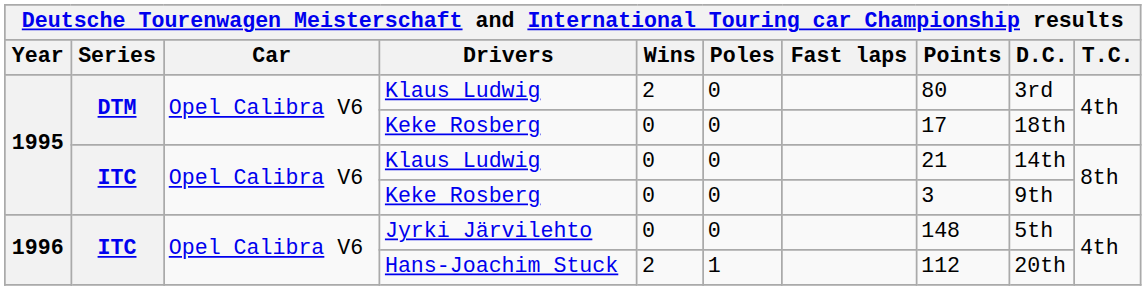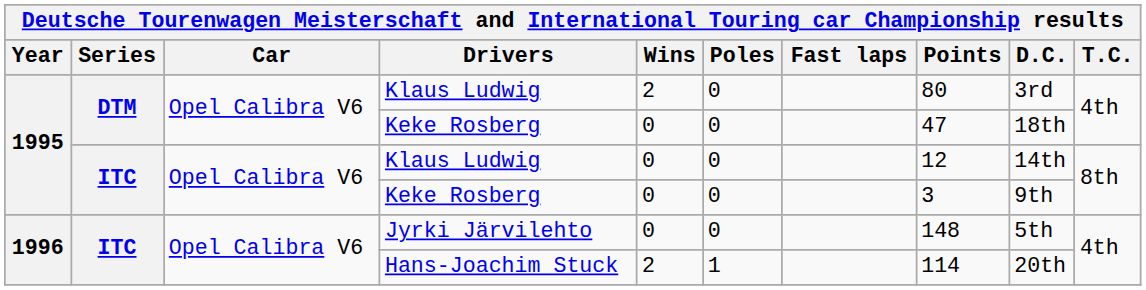(934, 127) 17 -> (934, 127) 47
(934, 162) 21 -> (934, 162) 12
(941, 267) 112 -> (941, 267) 114
